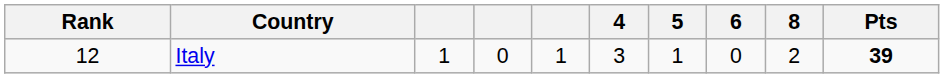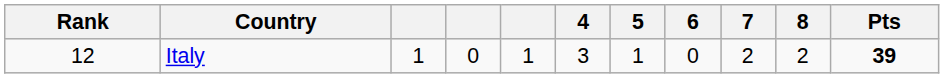+ column: (748, 22)
